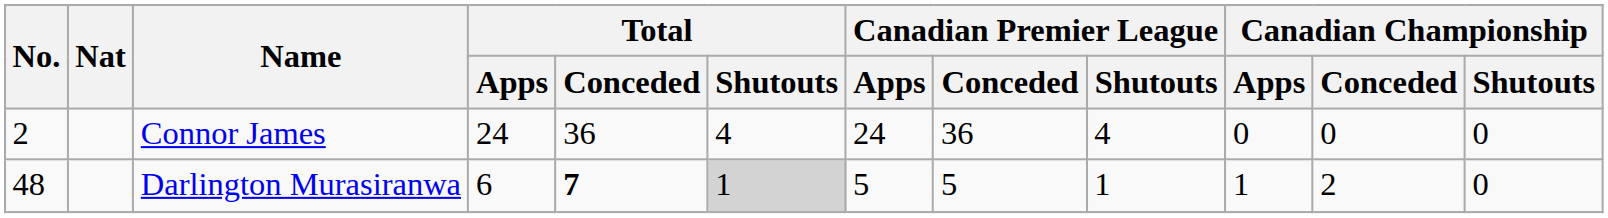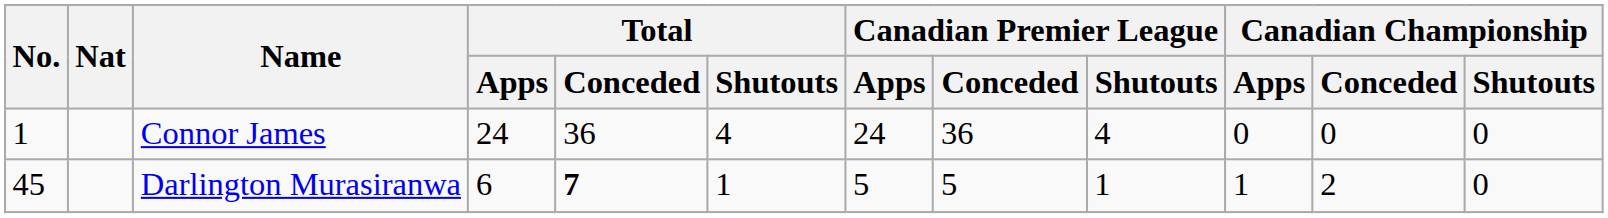(21, 133) 2 -> (21, 133) 1
(29, 184) 48 -> (29, 184) 45
(723, 184) lightgrey background -> (723, 184) no background
